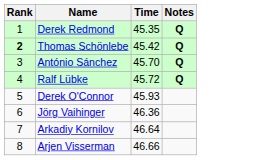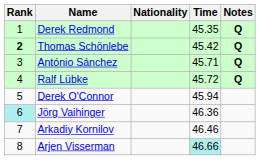+ column: (160, 12)
(147, 63) 45.70 -> (205, 63) 45.71
(147, 96) 45.93 -> (205, 96) 45.94
(20, 113) no background -> (20, 113) paleturquoise background
(147, 130) 46.64 -> (205, 130) 46.46
(147, 146) no background -> (205, 146) paleturquoise background
